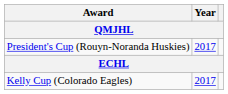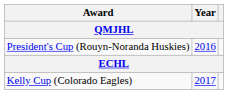(205, 47) 2017 -> (205, 47) 2016
